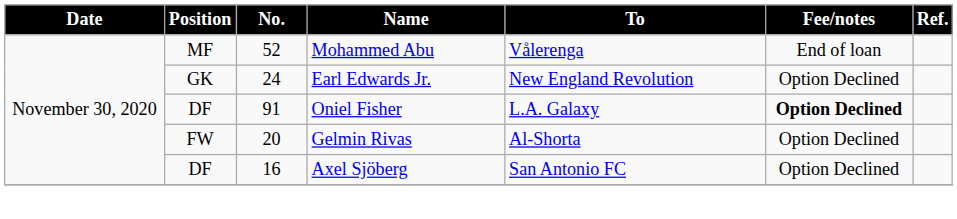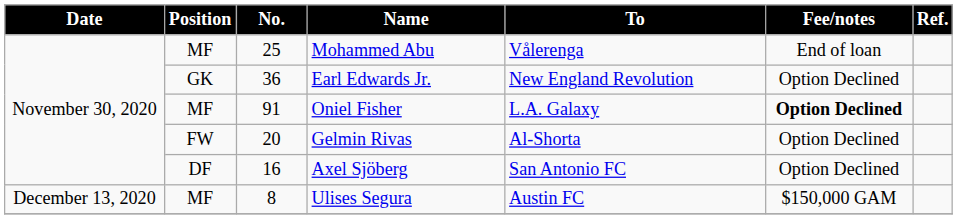(272, 49) 52 -> (272, 49) 25
(272, 79) 24 -> (272, 79) 36
(200, 109) DF -> (200, 109) MF
+ row: (362, 199)
